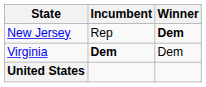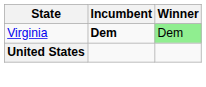- row: (39, 33)
(170, 52) no background -> (170, 33) lightgreen background
